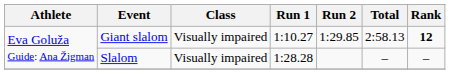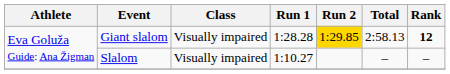(293, 37) 1:10.27 -> (293, 37) 1:28.28
(339, 37) no background -> (339, 37) gold background
(293, 58) 1:28.28 -> (293, 58) 1:10.27
